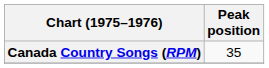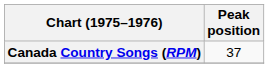(234, 52) 35 -> (234, 52) 37
